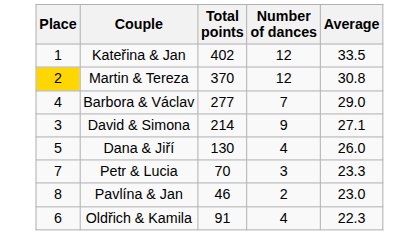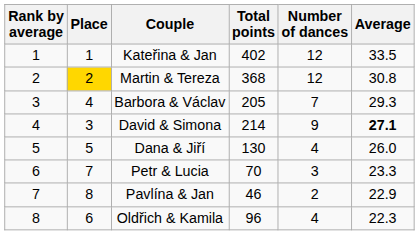+ column: (36, 24)
(222, 78) 370 -> (253, 78) 368
(222, 102) 277 -> (253, 102) 205
(352, 102) 29.0 -> (383, 102) 29.3
(352, 125) normal -> (383, 125) bold
(352, 194) 23.0 -> (383, 194) 22.9
(222, 218) 91 -> (253, 218) 96
